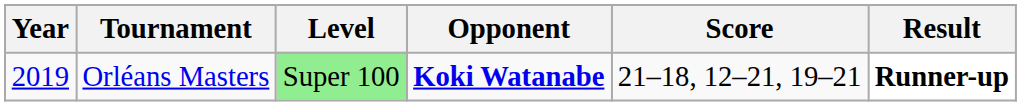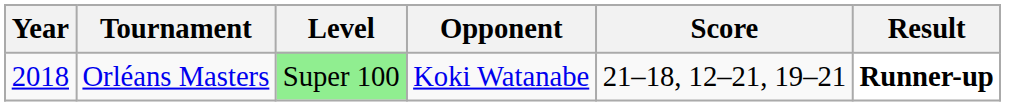(40, 75) 2019 -> (40, 75) 2018
(509, 75) bold -> (501, 75) normal
